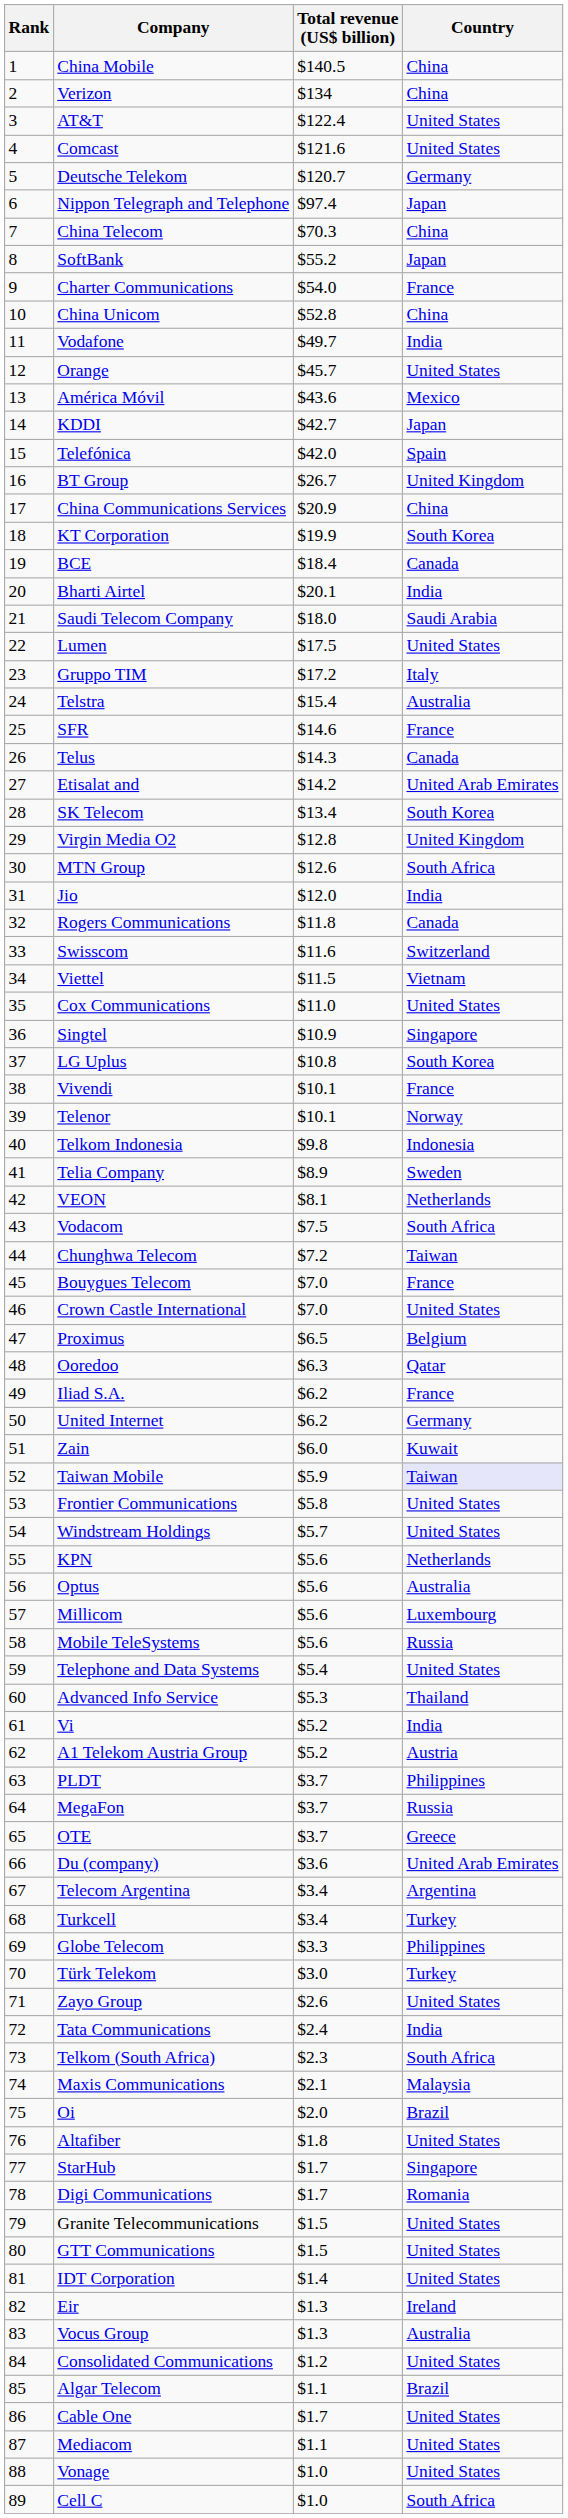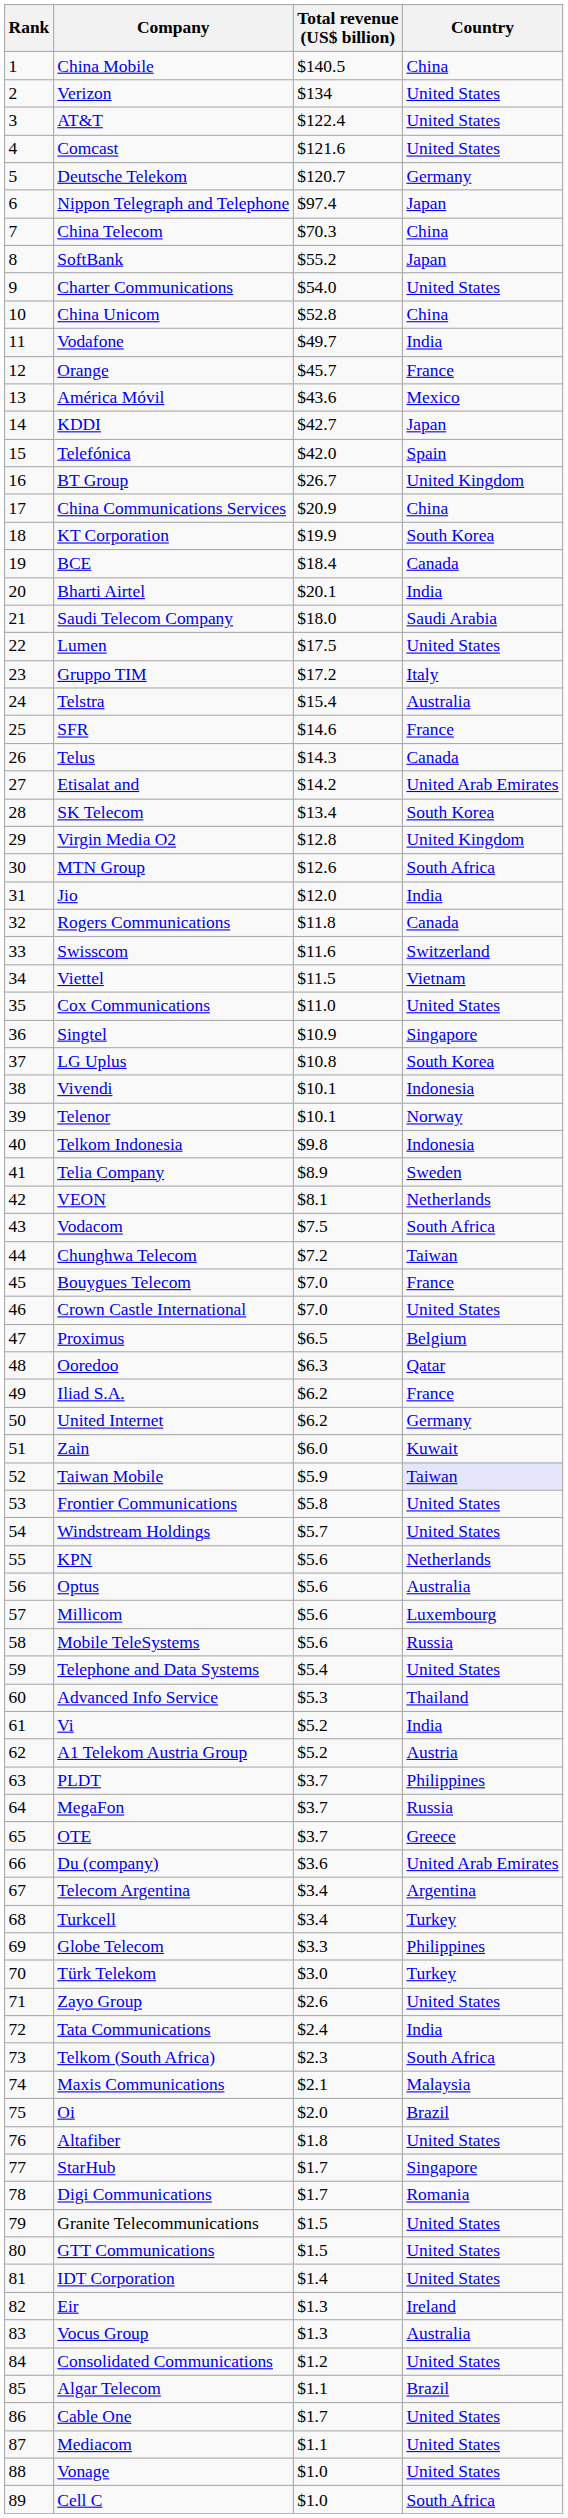(427, 93) China -> (453, 93) United States
(430, 286) France -> (453, 286) United States
(453, 369) United States -> (430, 369) France
(430, 1088) France -> (440, 1088) Indonesia
